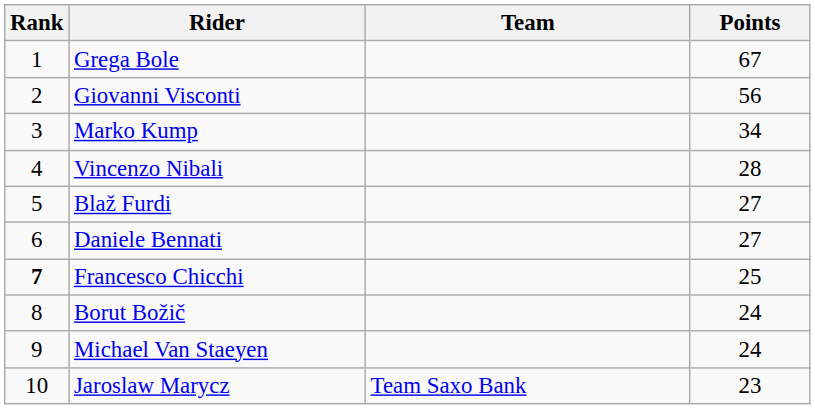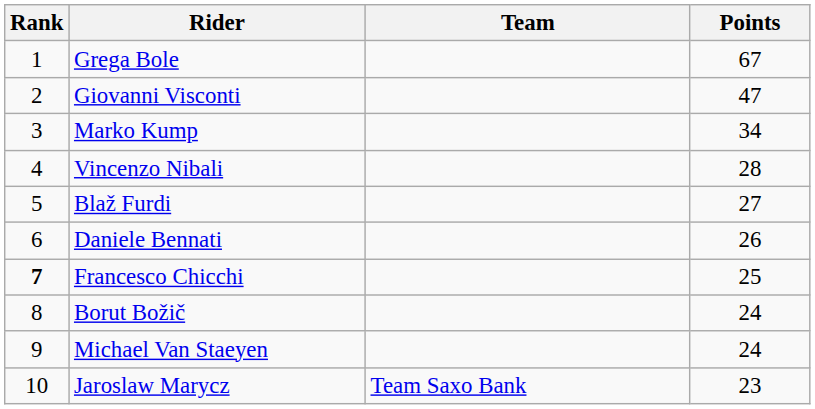(750, 95) 56 -> (750, 95) 47
(750, 240) 27 -> (750, 240) 26
